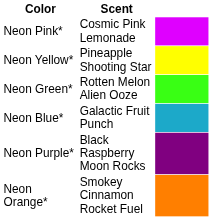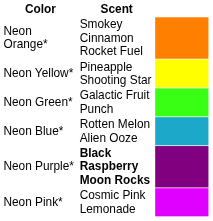rows swapped: (26, 195) <-> (33, 31)
(115, 89) Rotten Melon Alien Ooze -> (115, 102) Galactic Fruit Punch
(115, 118) Galactic Fruit Punch -> (115, 131) Rotten Melon Alien Ooze
(113, 153) normal -> (115, 166) bold
